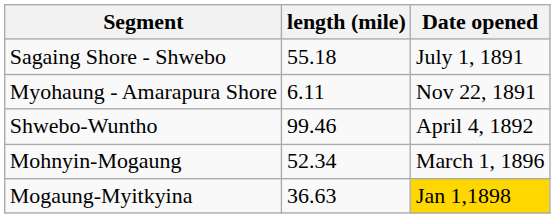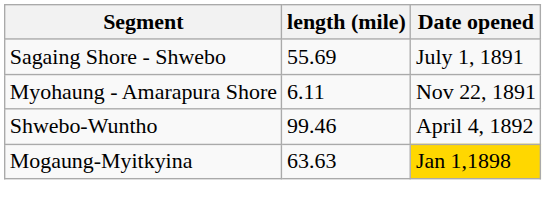(312, 56) 55.18 -> (312, 56) 55.69
- row: (96, 160)
(312, 195) 36.63 -> (312, 160) 63.63
